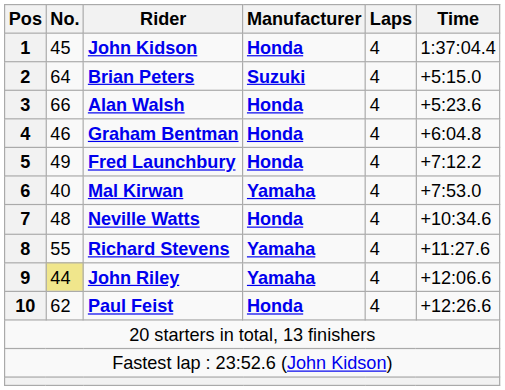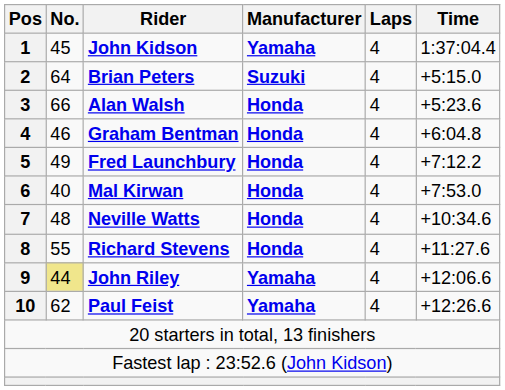(275, 48) Honda -> (281, 48) Yamaha
(281, 191) Yamaha -> (275, 191) Honda
(281, 248) Yamaha -> (275, 248) Honda
(275, 305) Honda -> (281, 305) Yamaha
